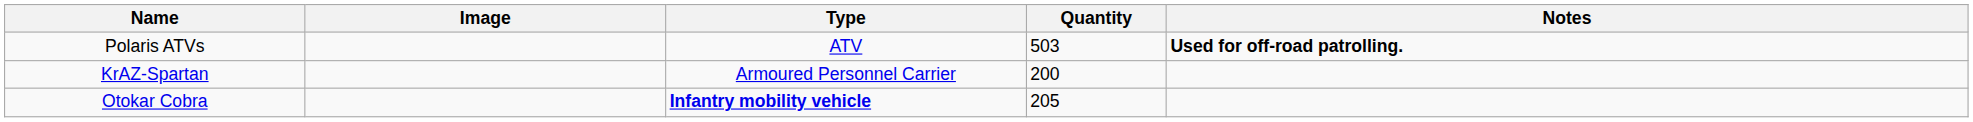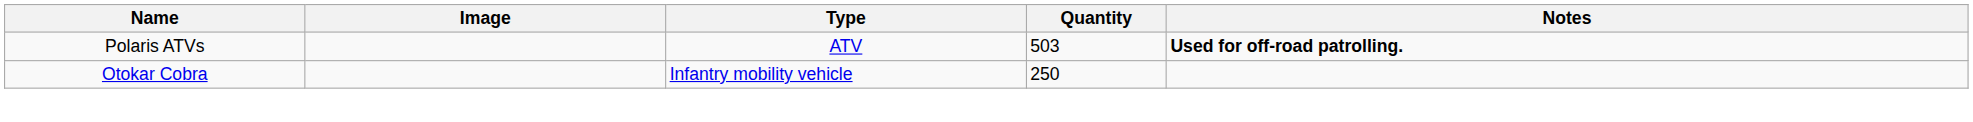- row: (155, 74)
(770, 102) bold -> (761, 74) normal
(1045, 102) 205 -> (1045, 74) 250
